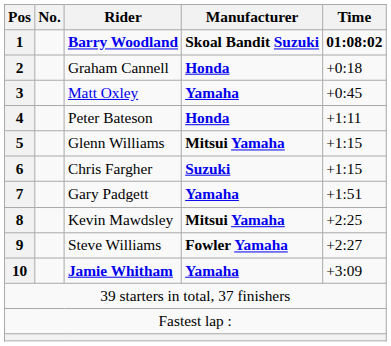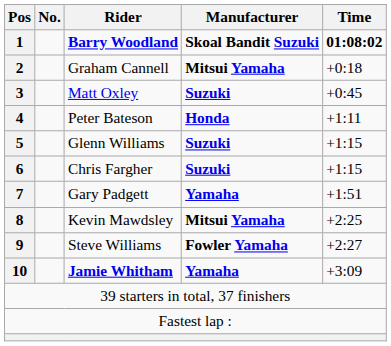(207, 67) Honda -> (235, 67) Mitsui Yamaha
(212, 93) Yamaha -> (208, 93) Suzuki
(235, 143) Mitsui Yamaha -> (208, 143) Suzuki
